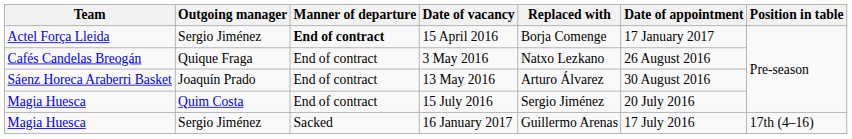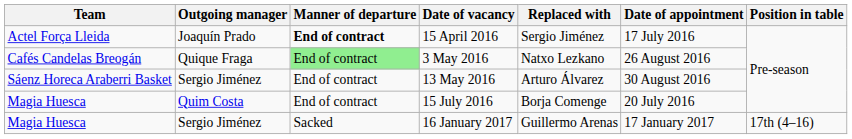(220, 36) Sergio Jiménez -> (217, 36) Joaquín Prado
(564, 36) Borja Comenge -> (562, 36) Sergio Jiménez
(669, 36) 17 January 2017 -> (659, 36) 17 July 2016
(335, 58) no background -> (335, 58) lightgreen background
(217, 79) Joaquín Prado -> (220, 79) Sergio Jiménez
(562, 101) Sergio Jiménez -> (564, 101) Borja Comenge
(659, 123) 17 July 2016 -> (669, 123) 17 January 2017
